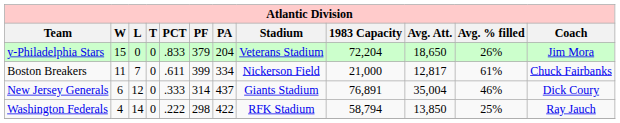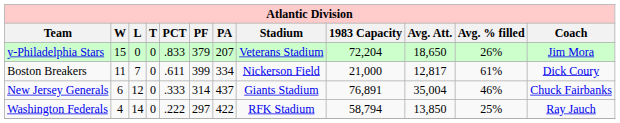(225, 52) 204 -> (225, 52) 207
(571, 71) Chuck Fairbanks -> (571, 71) Dick Coury
(571, 90) Dick Coury -> (571, 90) Chuck Fairbanks
(201, 109) 298 -> (201, 109) 297
